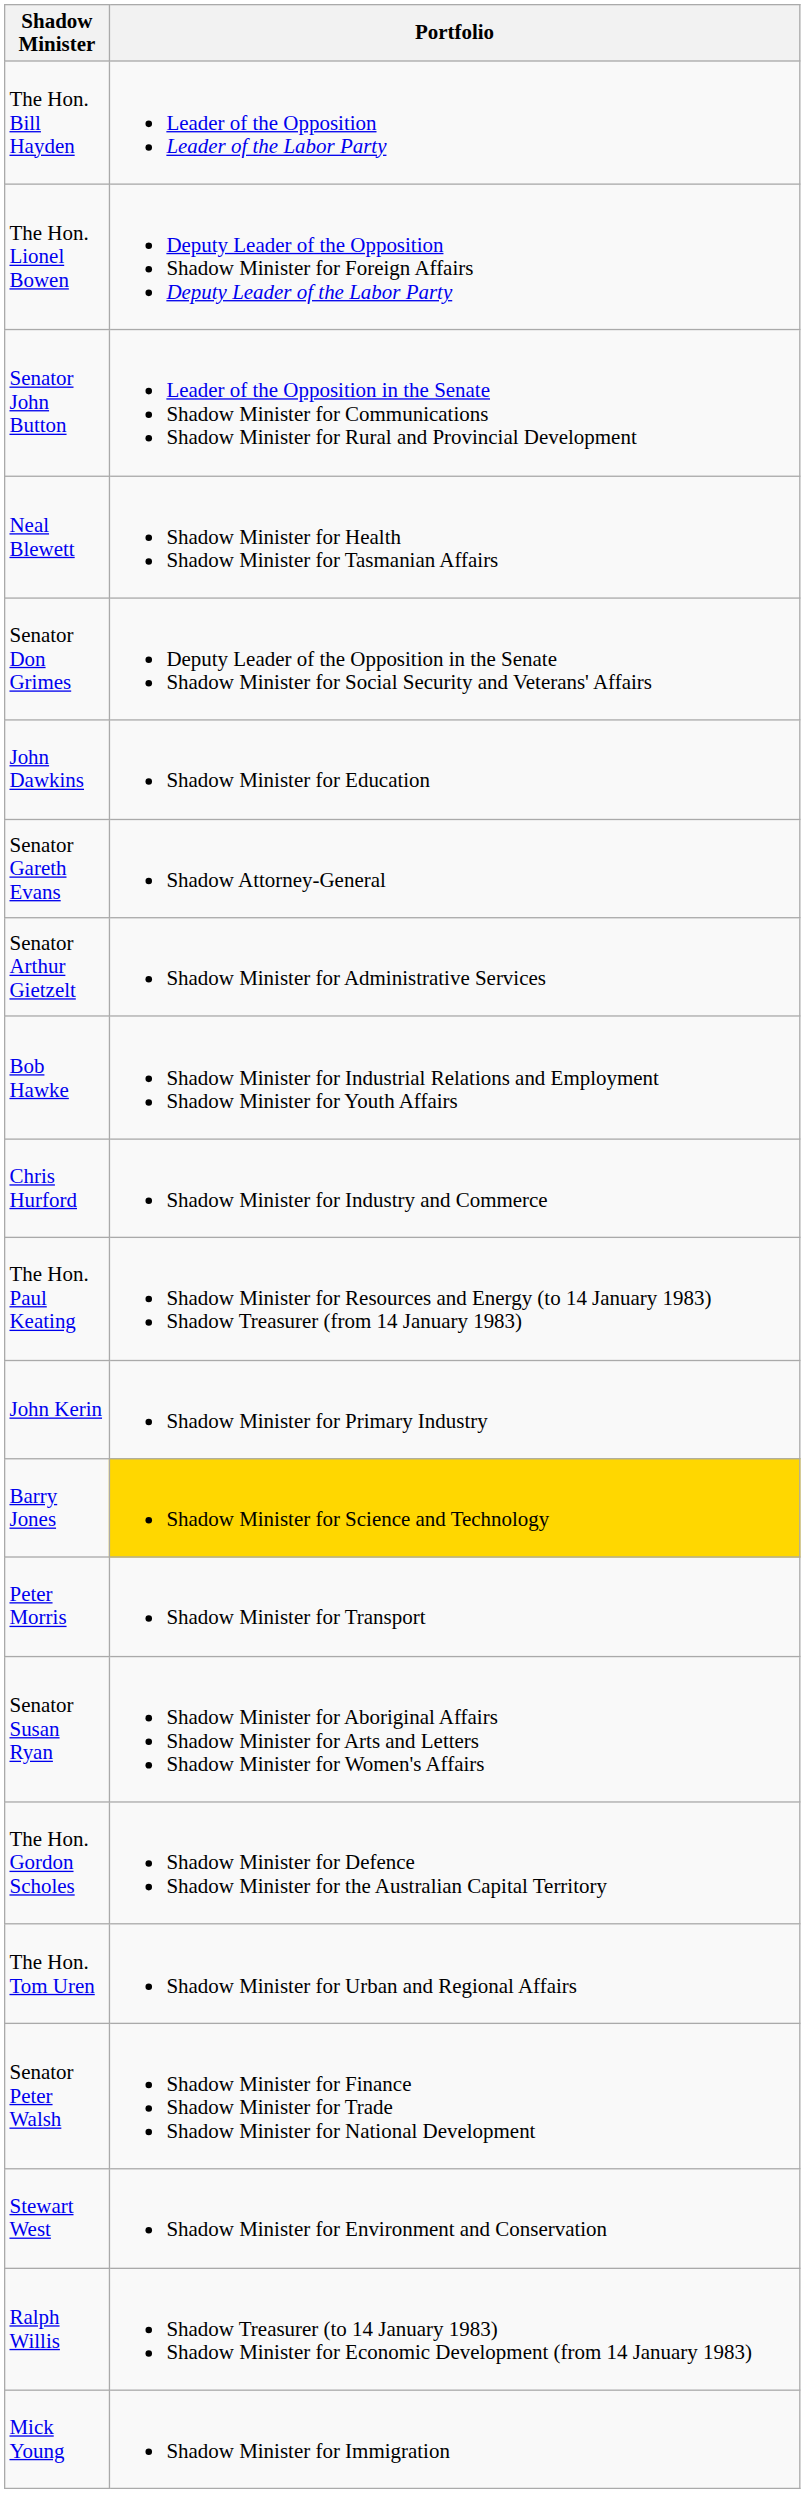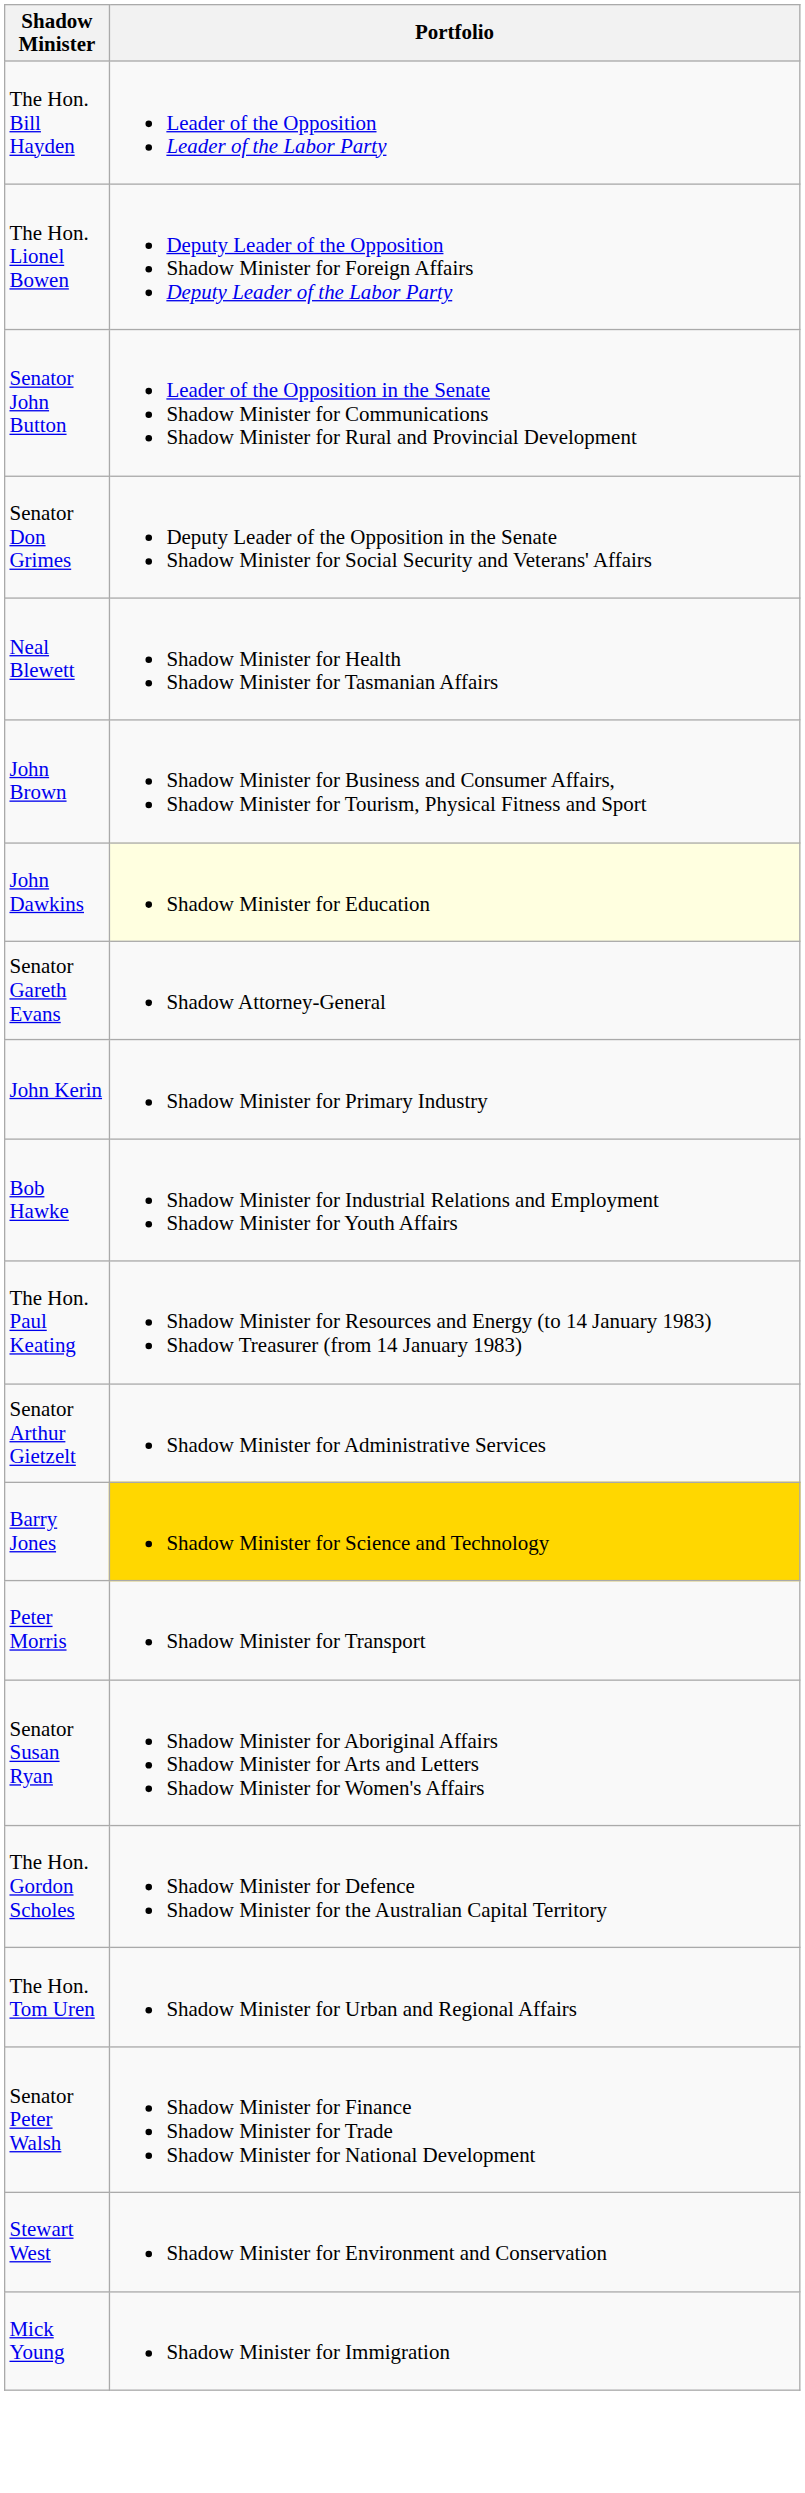rows swapped: (41, 658) <-> (42, 536)
+ row: (38, 781)
(454, 781) no background -> (454, 904) lightyellow background
rows swapped: (43, 966) <-> (56, 1409)
- row: (43, 1188)
- row: (35, 2328)
